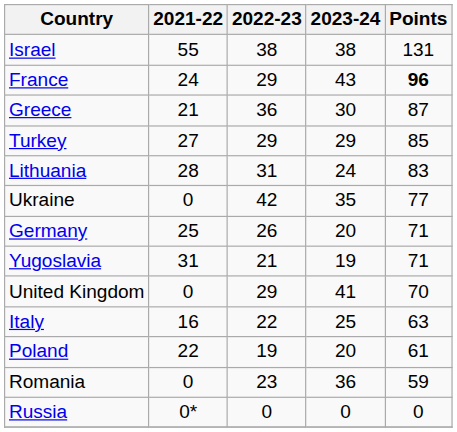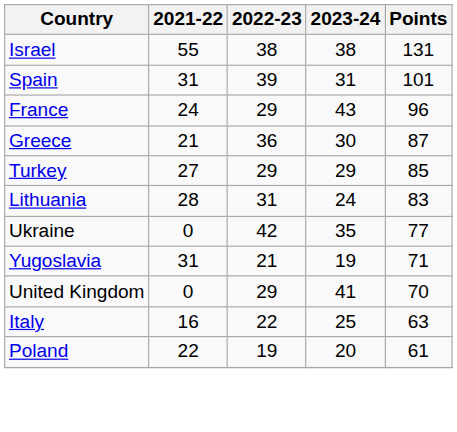+ row: (33, 79)
(418, 79) bold -> (418, 110) normal
- row: (48, 230)
- row: (47, 381)
- row: (38, 412)
